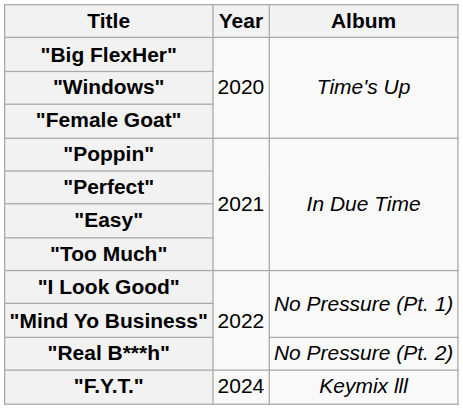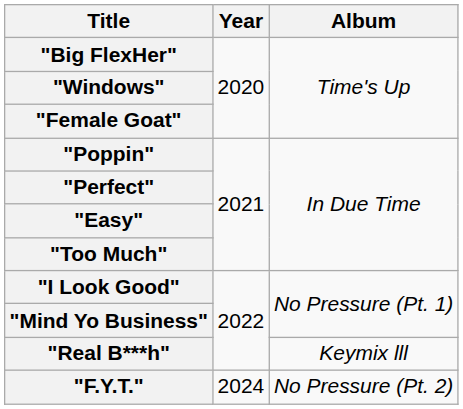(364, 353) No Pressure (Pt. 2) -> (364, 353) Keymix lll
(364, 386) Keymix lll -> (364, 386) No Pressure (Pt. 2)
